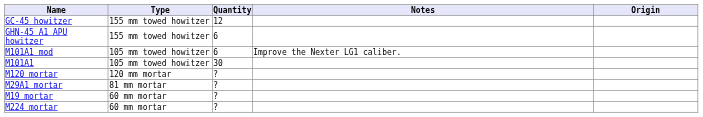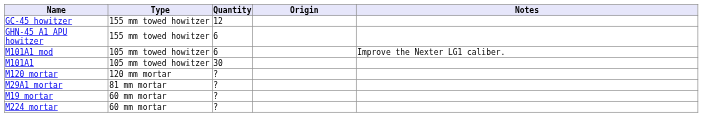columns swapped: (646, 10) <-> (423, 10)
